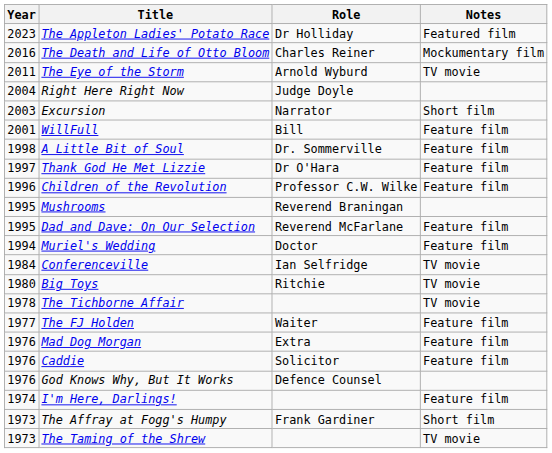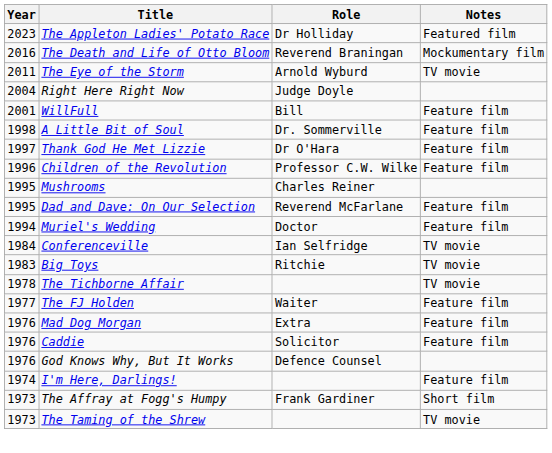(325, 53) Charles Reiner -> (339, 53) Reverend Braningan
- row: (73, 110)
(339, 207) Reverend Braningan -> (325, 188) Charles Reiner
(22, 284) 1980 -> (22, 265) 1983
